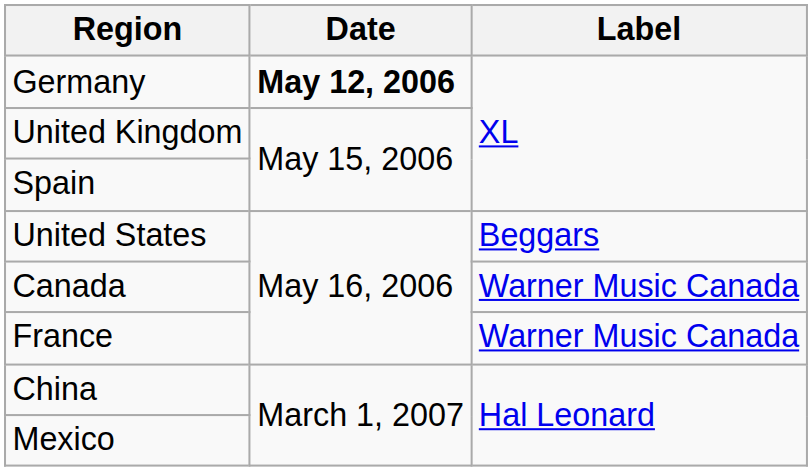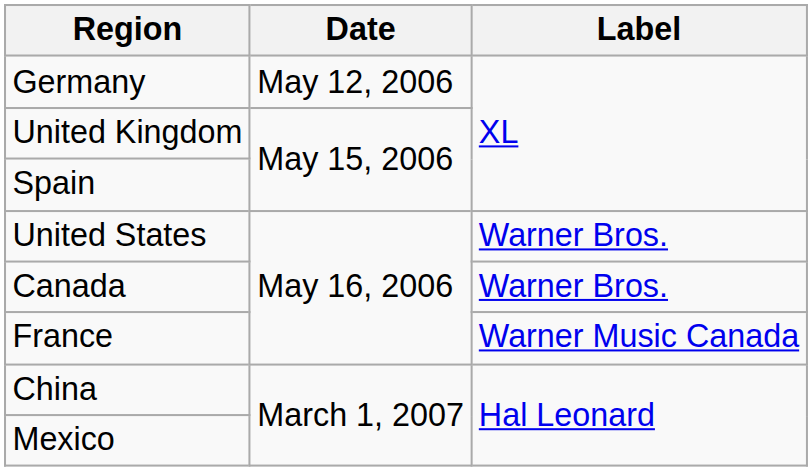(356, 81) bold -> (355, 81) normal
(539, 235) Beggars -> (573, 235) Warner Bros.
(639, 286) Warner Music Canada -> (573, 286) Warner Bros.
